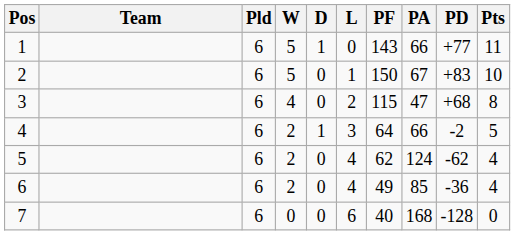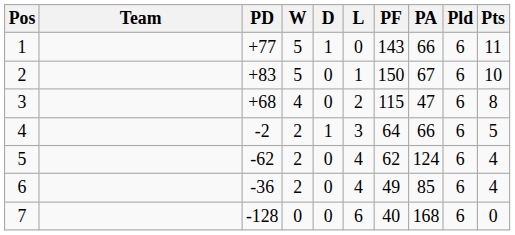columns swapped: (259, 18) <-> (457, 18)
